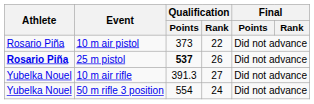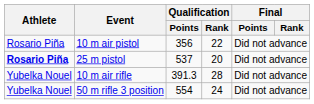(184, 44) 373 -> (184, 44) 356
(184, 60) bold -> (184, 60) normal
(217, 60) 26 -> (217, 60) 20
(217, 76) 27 -> (217, 76) 28
